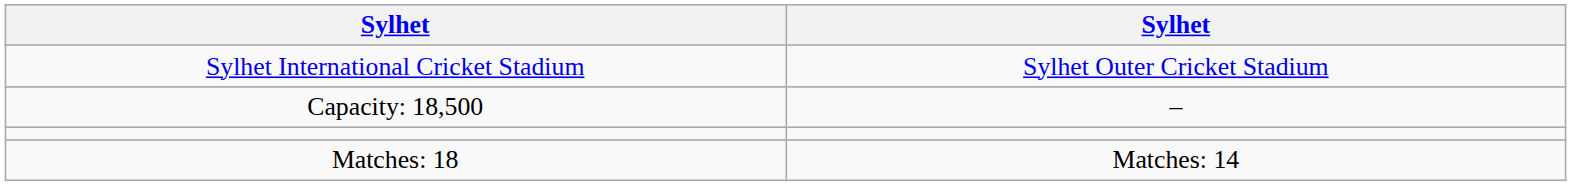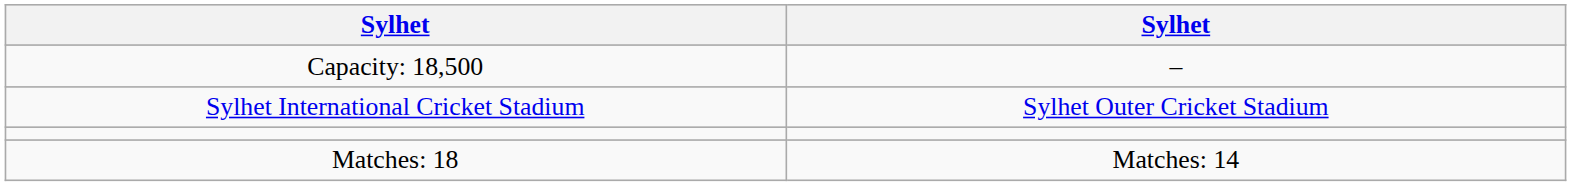rows swapped: (395, 65) <-> (395, 106)
